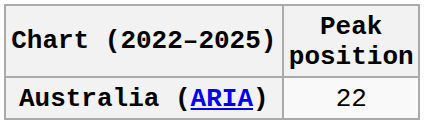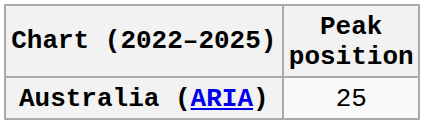(351, 99) 22 -> (351, 99) 25
